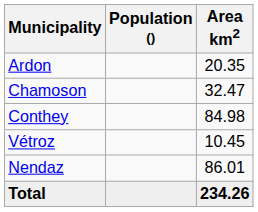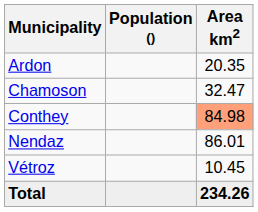(225, 116) no background -> (225, 116) lightsalmon background
rows swapped: (36, 168) <-> (32, 142)
